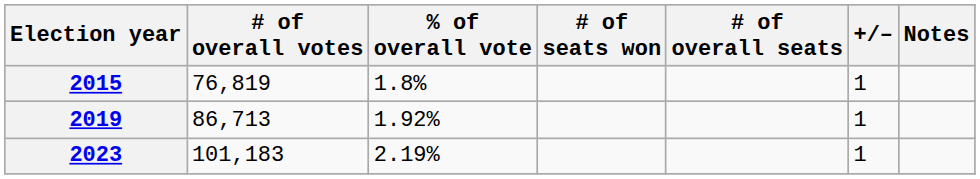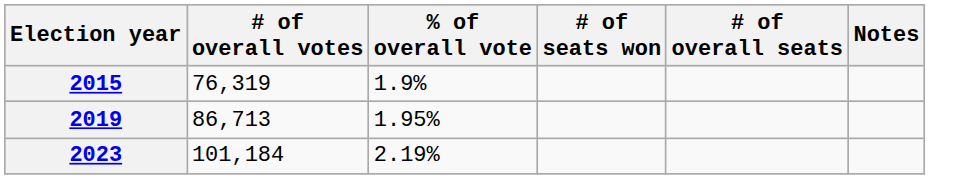- column: (873, 35)
(231, 84) 76,819 -> (231, 84) 76,319
(400, 84) 1.8% -> (400, 84) 1.9%
(407, 120) 1.92% -> (407, 120) 1.95%
(238, 156) 101,183 -> (238, 156) 101,184
